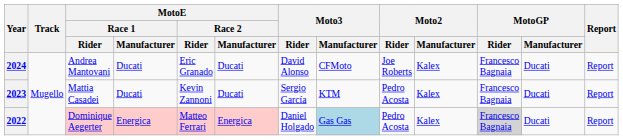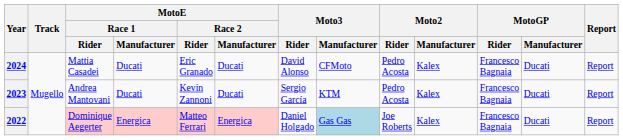(89, 66) Andrea Mantovani -> (83, 66) Mattia Casadei
(397, 66) Joe Roberts -> (395, 66) Pedro Acosta
(83, 94) Mattia Casadei -> (89, 94) Andrea Mantovani
(395, 121) Pedro Acosta -> (397, 121) Joe Roberts
(499, 121) lightgrey background -> (499, 121) no background
